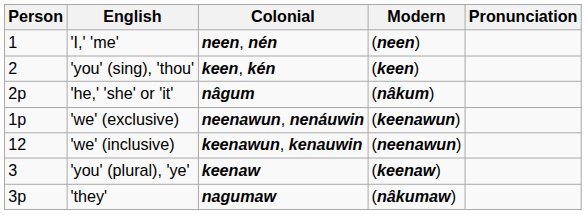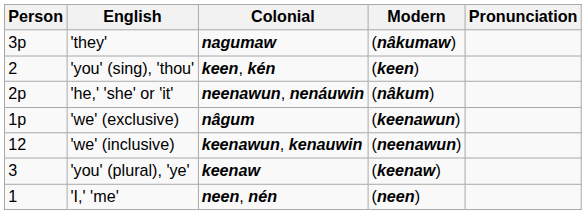rows swapped: (95, 42) <-> (89, 196)
(228, 94) nâgum -> (283, 94) neenawun, nenáuwin
(283, 119) neenawun, nenáuwin -> (228, 119) nâgum
